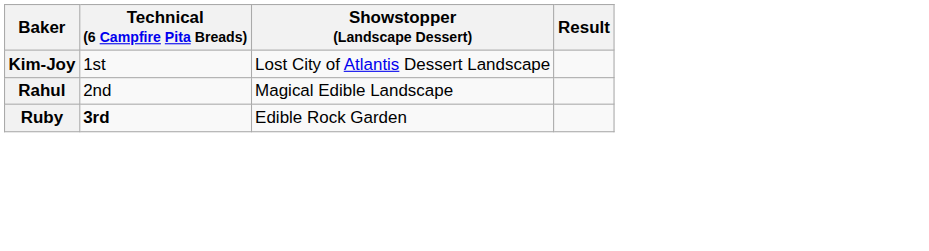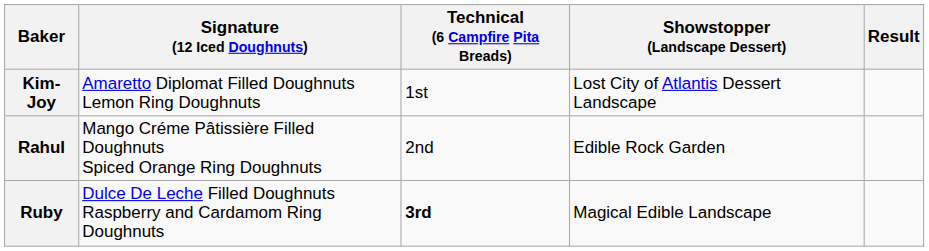+ column: (240, 37)
(354, 90) Magical Edible Landscape -> (649, 148) Edible Rock Garden
(331, 117) Edible Rock Garden -> (672, 213) Magical Edible Landscape
